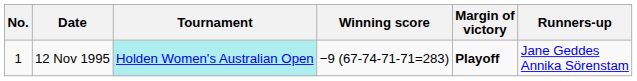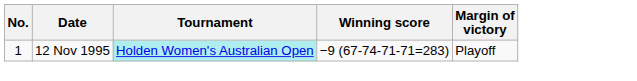- column: (575, 22)
(477, 58) bold -> (475, 51) normal
